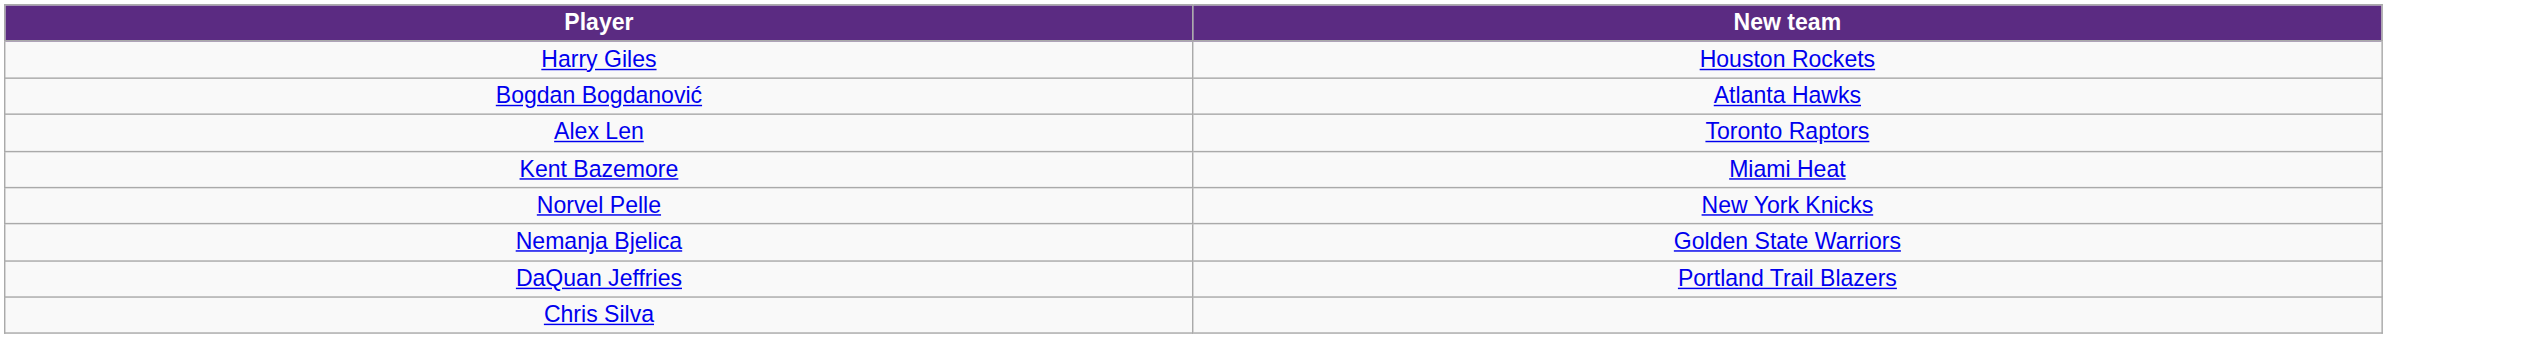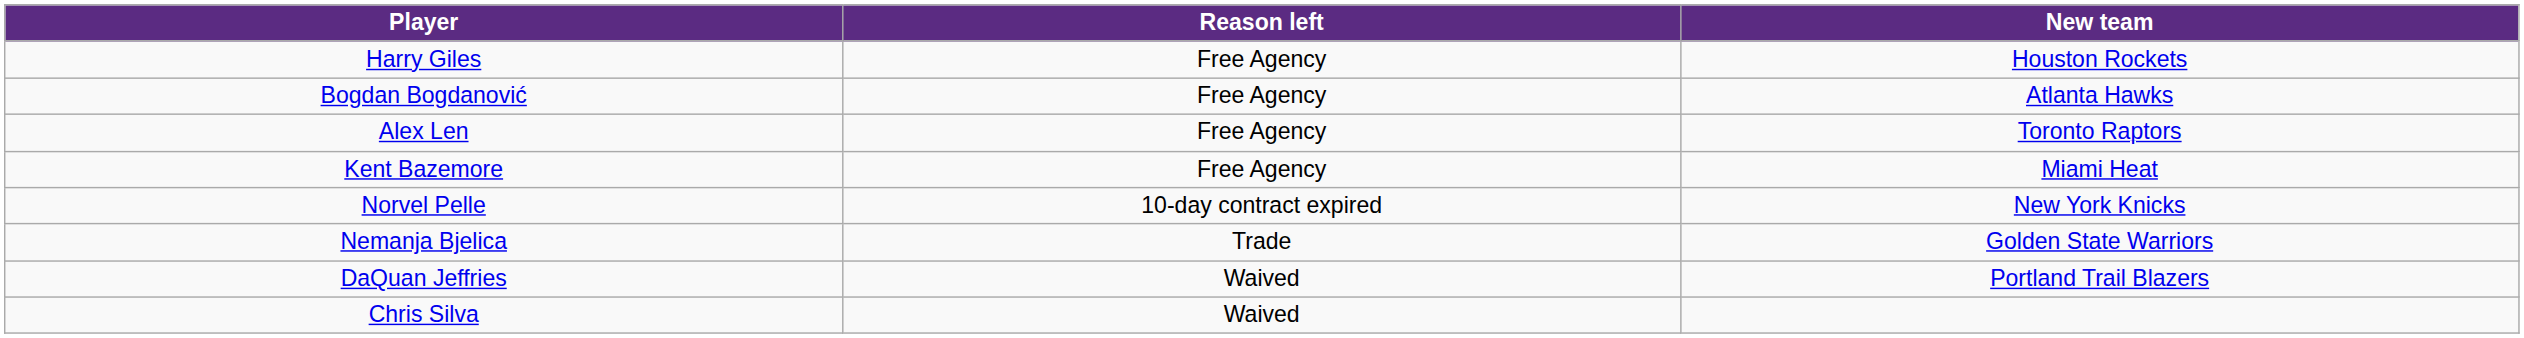+ column: (1262, 22)
